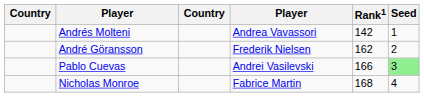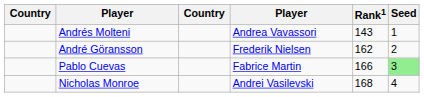(364, 32) 142 -> (364, 32) 143
(273, 66) Andrei Vasilevski -> (267, 66) Fabrice Martin
(267, 83) Fabrice Martin -> (273, 83) Andrei Vasilevski
